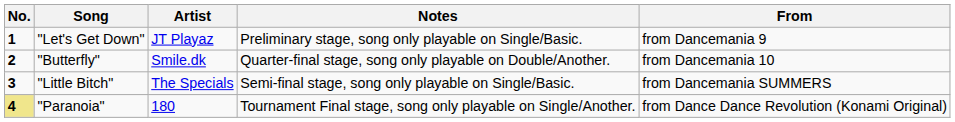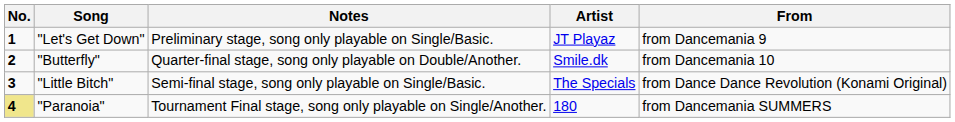columns swapped: (192, 16) <-> (438, 16)
(737, 84) from Dancemania SUMMERS -> (795, 84) from Dance Dance Revolution (Konami Original)
(795, 106) from Dance Dance Revolution (Konami Original) -> (737, 106) from Dancemania SUMMERS
